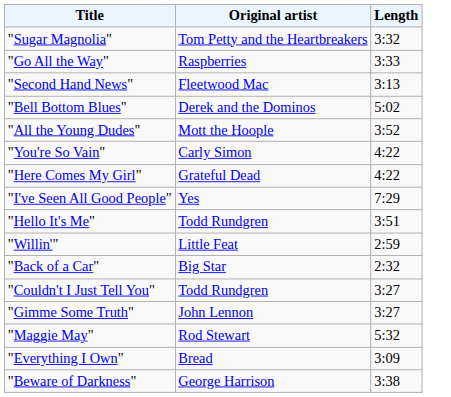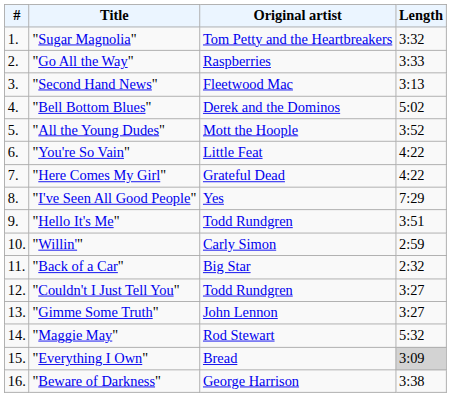+ column: (17, 15)
(215, 152) Carly Simon -> (233, 152) Little Feat
(208, 244) Little Feat -> (240, 244) Carly Simon
(387, 358) no background -> (412, 358) lightgrey background
